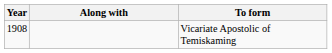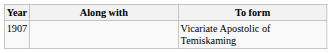(17, 28) 1908 -> (17, 28) 1907
